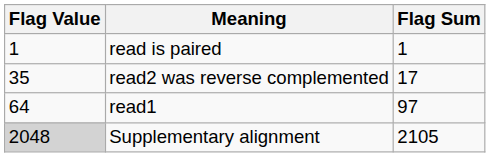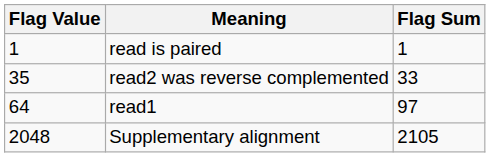(408, 78) 17 -> (408, 78) 33
(30, 136) lightgrey background -> (30, 136) no background
